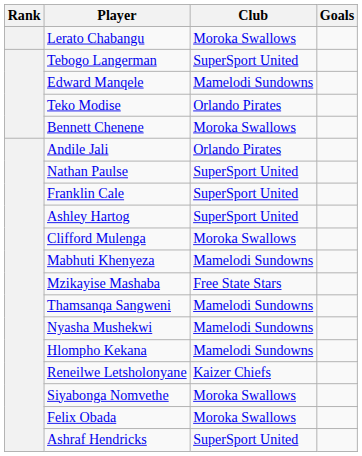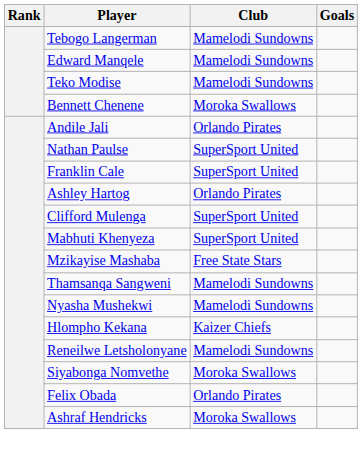- row: (96, 37)
(246, 60) SuperSport United -> (253, 37) Mamelodi Sundowns
(237, 104) Orlando Pirates -> (253, 82) Mamelodi Sundowns
(246, 216) SuperSport United -> (237, 194) Orlando Pirates
(245, 238) Moroka Swallows -> (246, 216) SuperSport United
(253, 261) Mamelodi Sundowns -> (246, 238) SuperSport United
(253, 350) Mamelodi Sundowns -> (232, 328) Kaizer Chiefs
(232, 372) Kaizer Chiefs -> (253, 350) Mamelodi Sundowns
(245, 417) Moroka Swallows -> (237, 395) Orlando Pirates
(246, 439) SuperSport United -> (245, 417) Moroka Swallows
